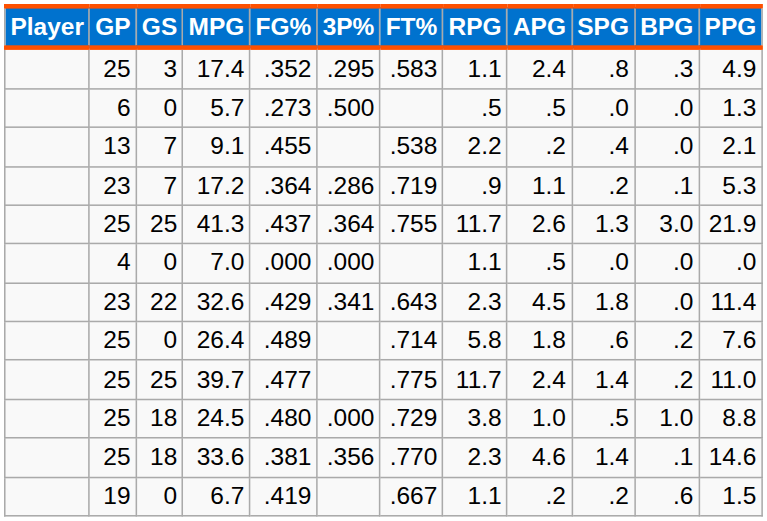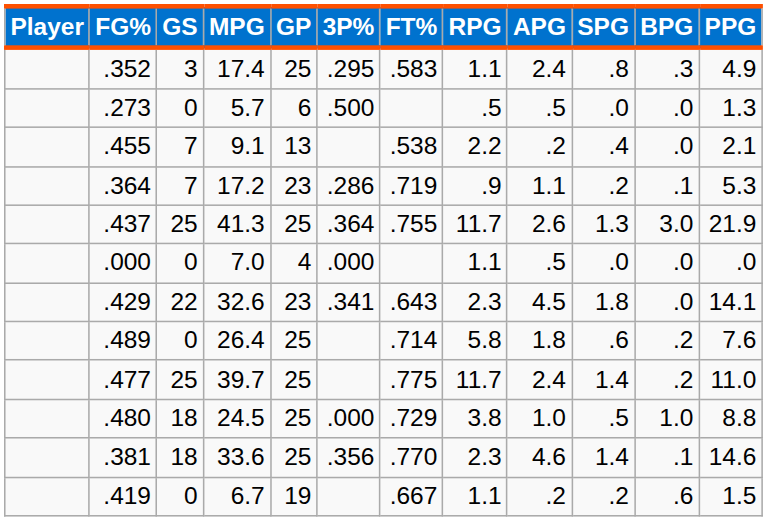columns swapped: (113, 26) <-> (283, 26)
(733, 301) 11.4 -> (732, 301) 14.1
